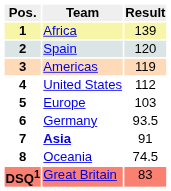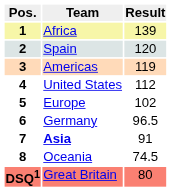(145, 103) 103 -> (145, 103) 102
(145, 121) 93.5 -> (145, 121) 96.5
(145, 175) 83 -> (145, 175) 80
